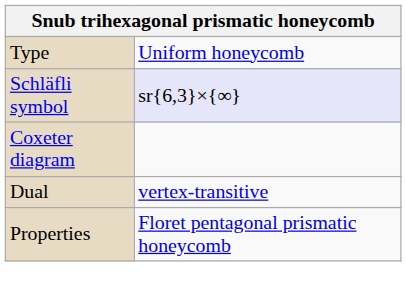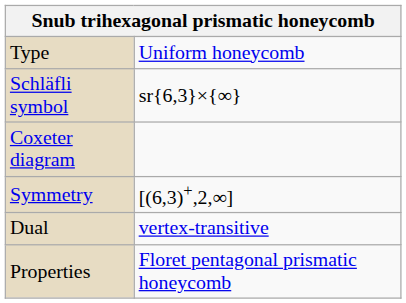(190, 95) lavender background -> (190, 95) no background
+ row: (51, 194)
